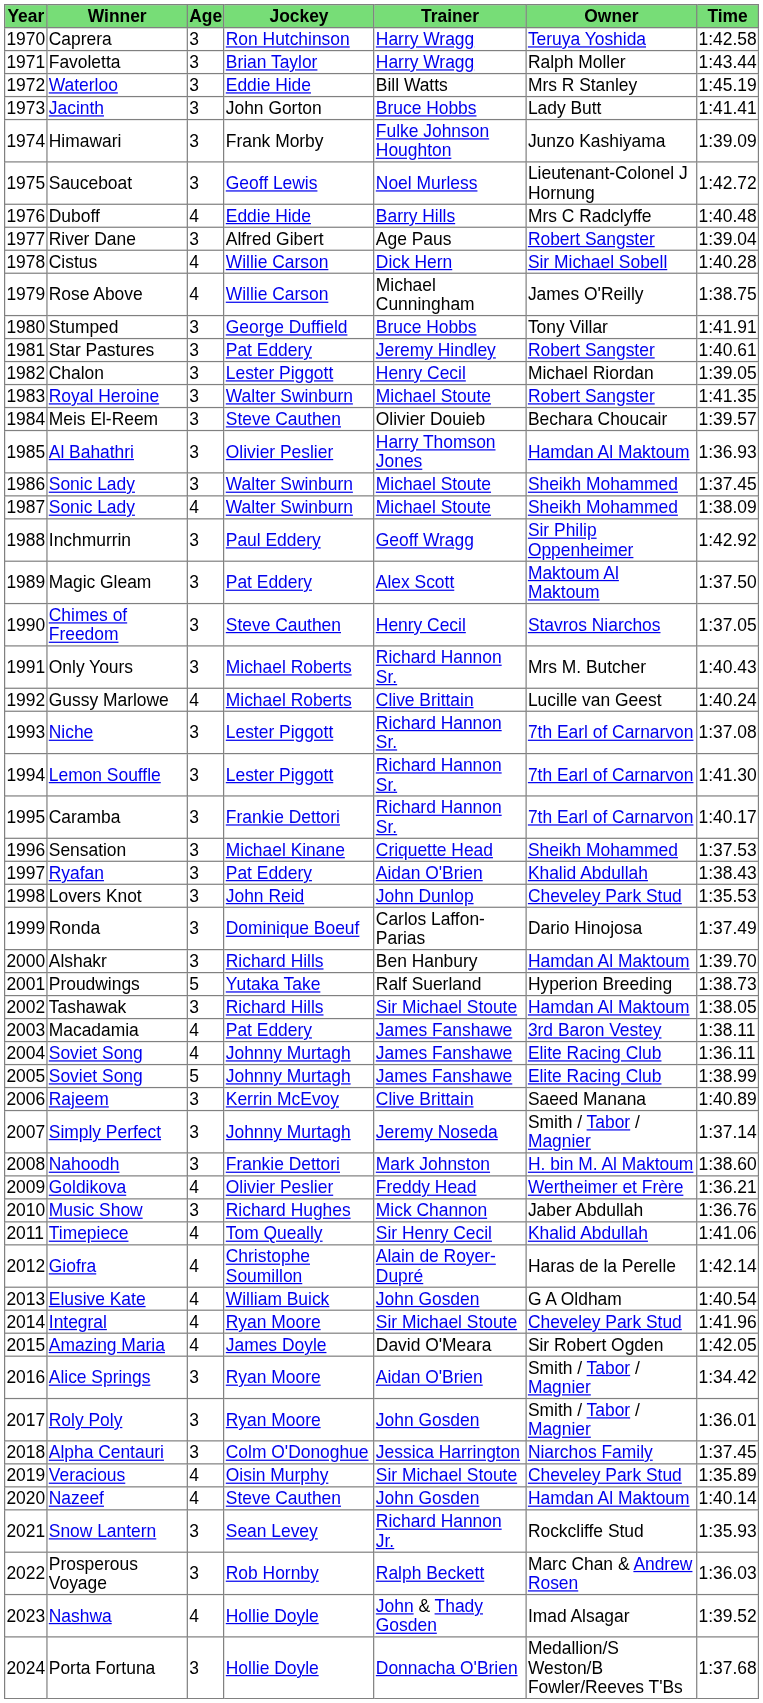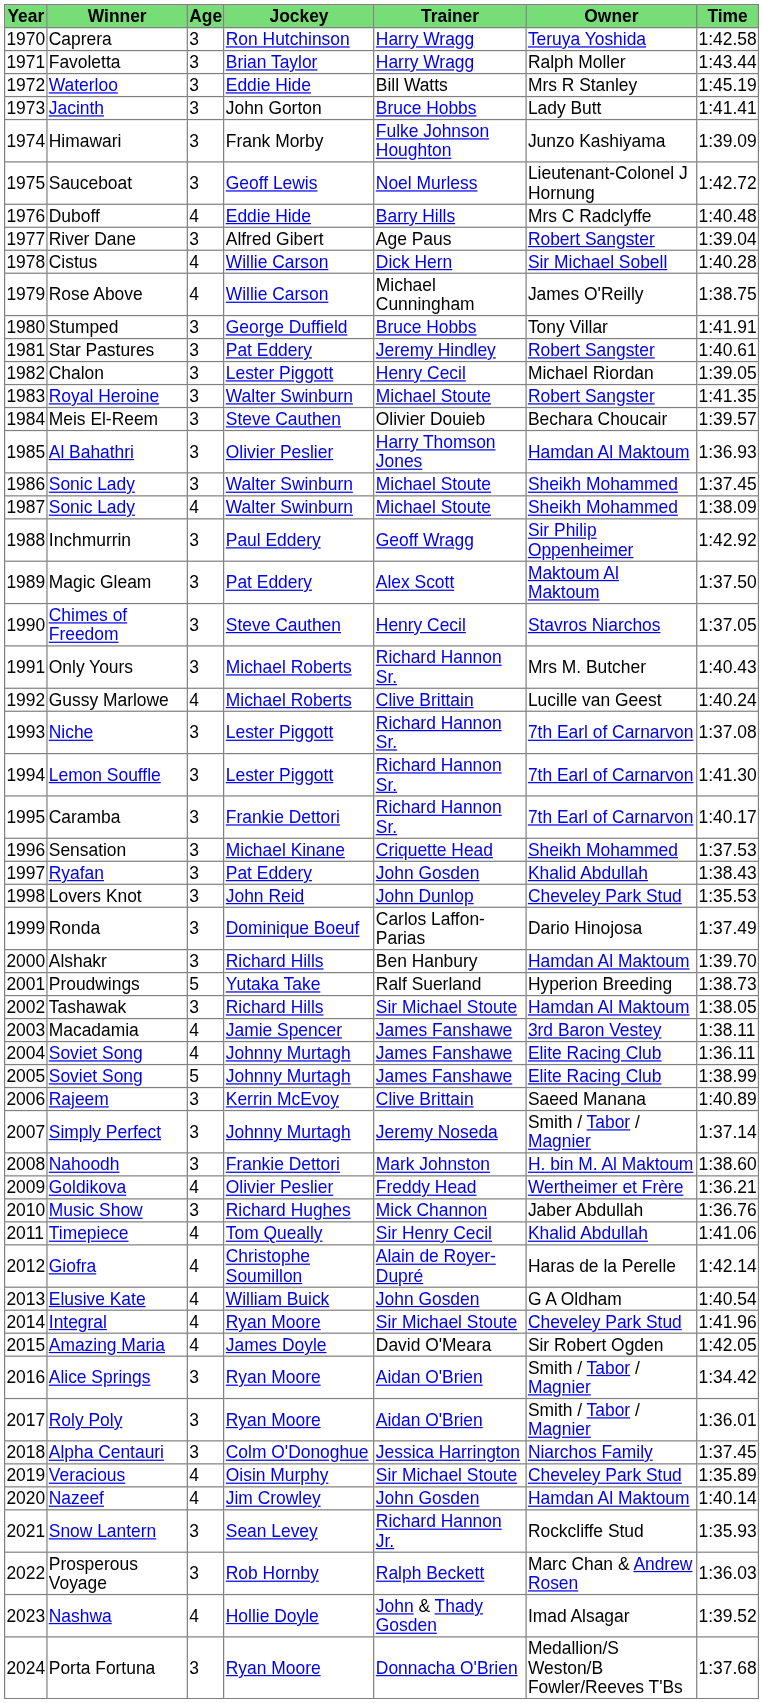(429, 873) Aidan O'Brien -> (428, 873) John Gosden
(269, 1030) Pat Eddery -> (284, 1030) Jamie Spencer
(428, 1420) John Gosden -> (429, 1420) Aidan O'Brien
(283, 1498) Steve Cauthen -> (273, 1498) Jim Crowley
(272, 1668) Hollie Doyle -> (273, 1668) Ryan Moore
